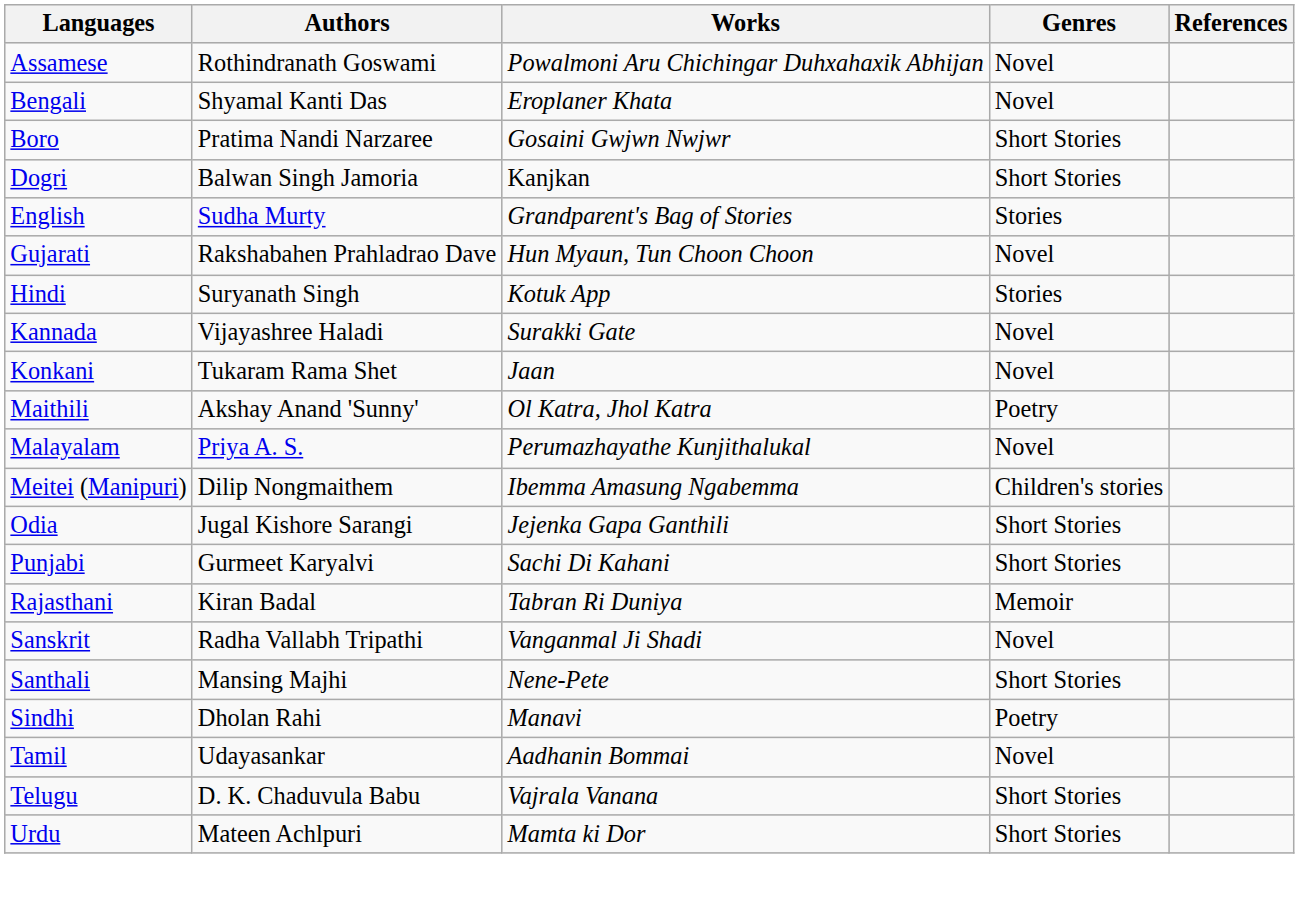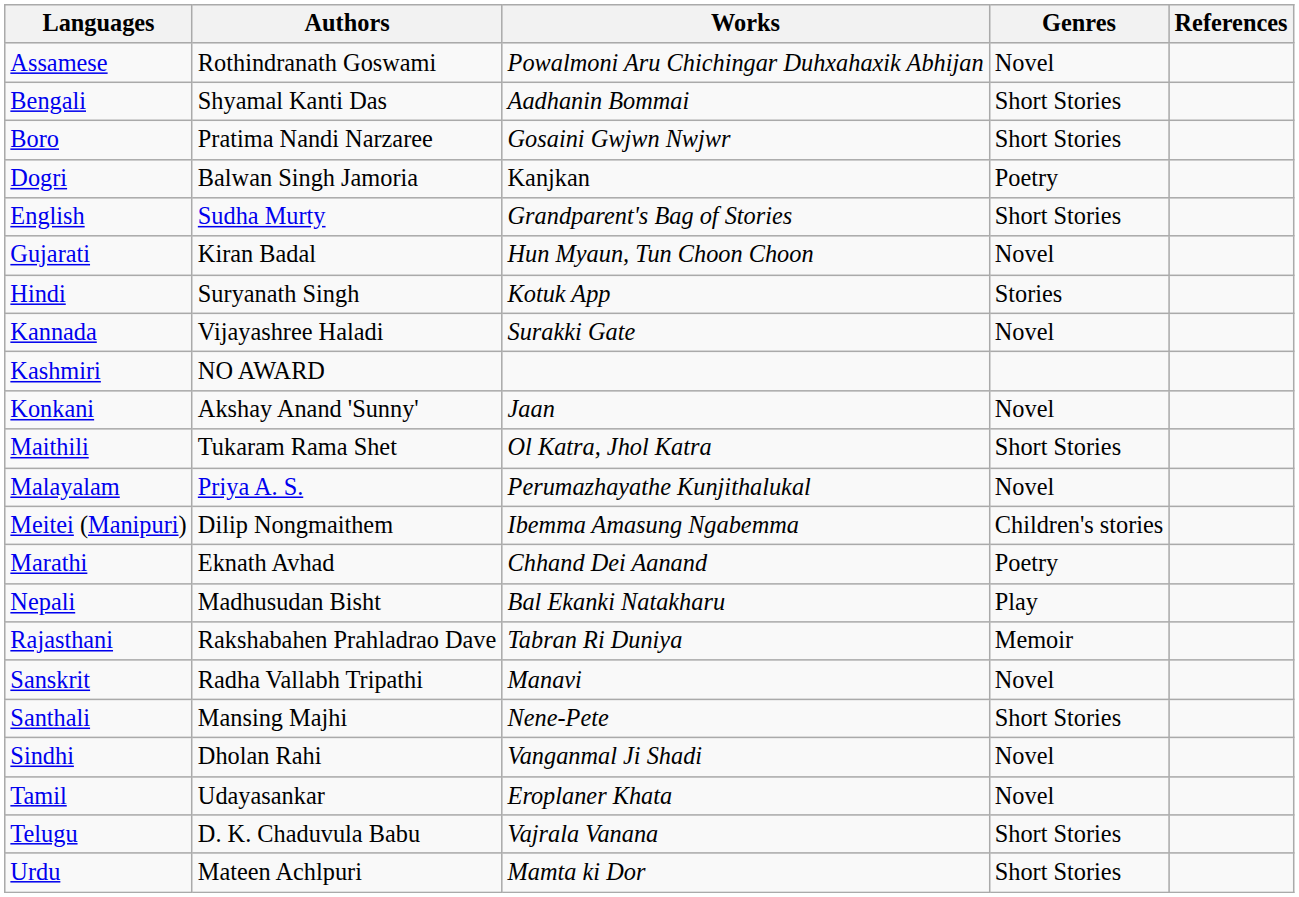(590, 100) Eroplaner Khata -> (598, 100) Aadhanin Bommai
(1025, 100) Novel -> (1058, 100) Short Stories
(1058, 178) Short Stories -> (1027, 178) Poetry
(1029, 216) Stories -> (1058, 216) Short Stories
(347, 255) Rakshabahen Prahladrao Dave -> (257, 255) Kiran Badal
+ row: (56, 370)
(297, 370) Tukaram Rama Shet -> (308, 409) Akshay Anand 'Sunny'
(308, 409) Akshay Anand 'Sunny' -> (297, 448) Tukaram Rama Shet
(1027, 409) Poetry -> (1058, 448) Short Stories
+ row: (49, 563)
+ row: (43, 602)
- row: (34, 525)
- row: (48, 563)
(257, 602) Kiran Badal -> (347, 640) Rakshabahen Prahladrao Dave
(605, 640) Vanganmal Ji Shadi -> (545, 679) Manavi
(545, 718) Manavi -> (605, 756) Vanganmal Ji Shadi
(1027, 718) Poetry -> (1025, 756) Novel
(598, 756) Aadhanin Bommai -> (590, 795) Eroplaner Khata
